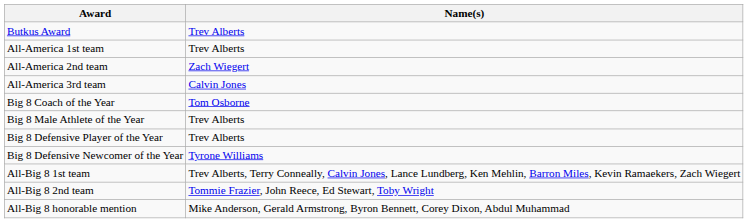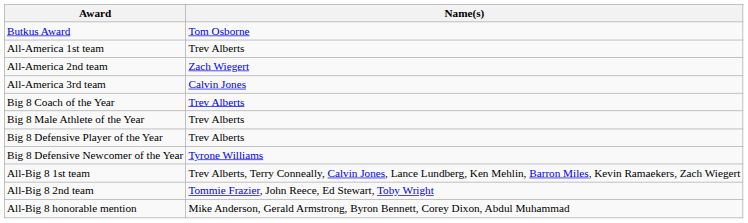(216, 31) Trev Alberts -> (219, 31) Tom Osborne
(219, 102) Tom Osborne -> (216, 102) Trev Alberts
